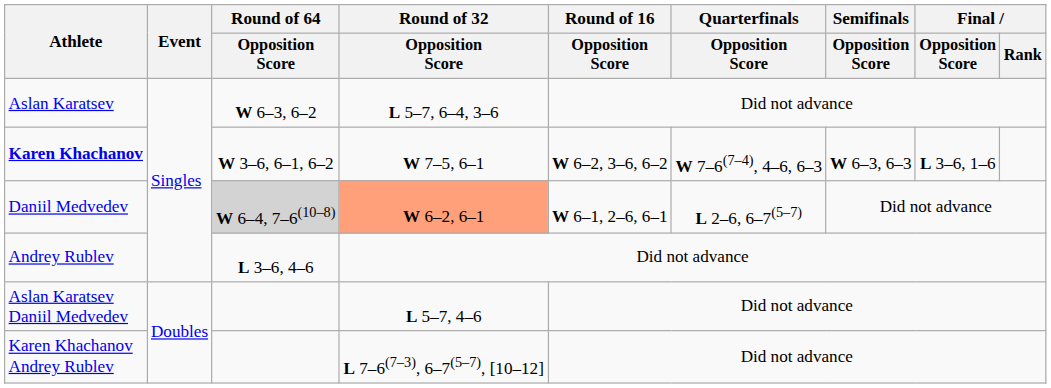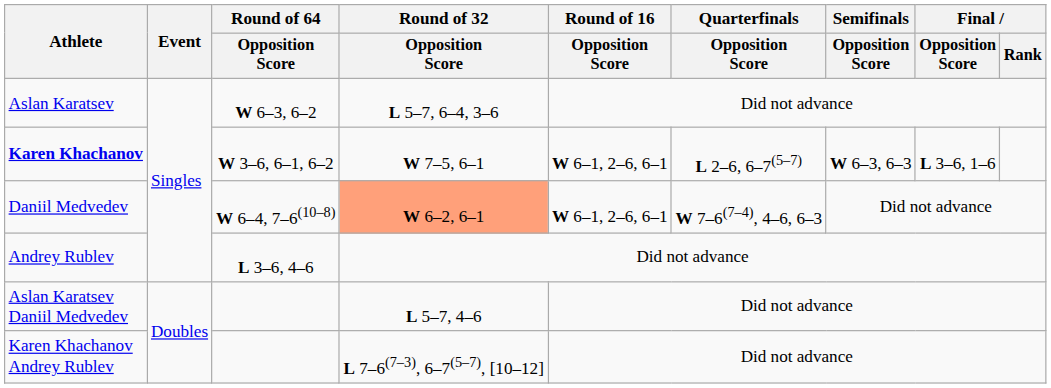(610, 164) W 6–2, 3–6, 6–2 -> (610, 164) W 6–1, 2–6, 6–1
(749, 164) W 7–6(7–4), 4–6, 6–3 -> (749, 164) L 2–6, 6–7(5–7)
(276, 217) lightgrey background -> (276, 217) no background
(749, 217) L 2–6, 6–7(5–7) -> (749, 217) W 7–6(7–4), 4–6, 6–3
